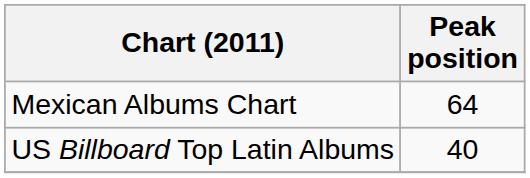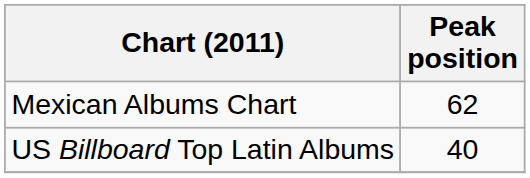(463, 104) 64 -> (463, 104) 62
